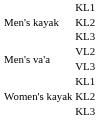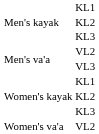+ row: (34, 126)
